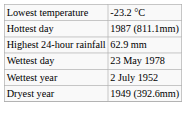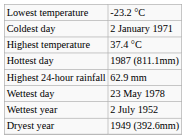+ row: (31, 28)
+ row: (48, 45)
